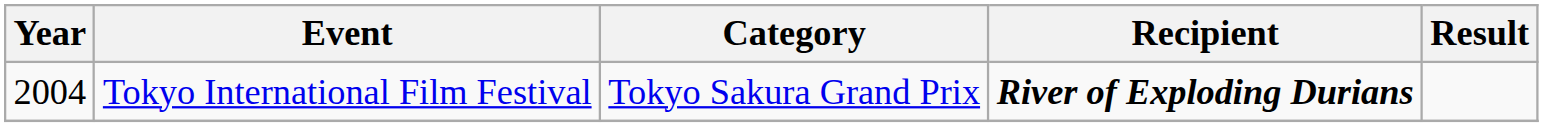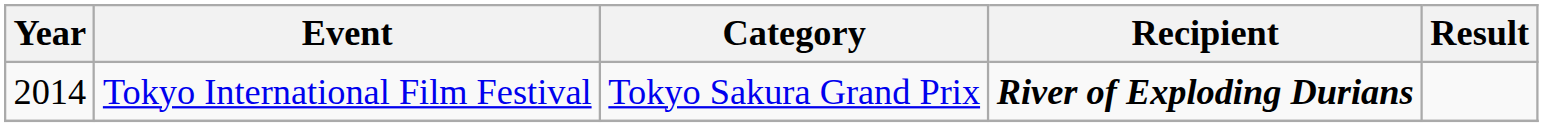(50, 90) 2004 -> (50, 90) 2014
